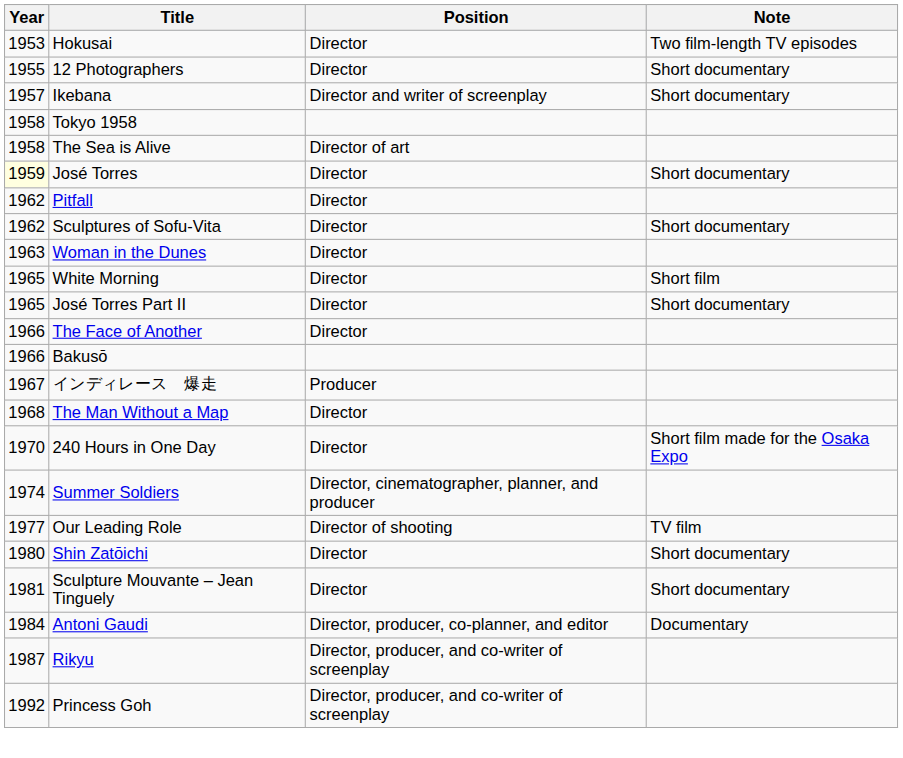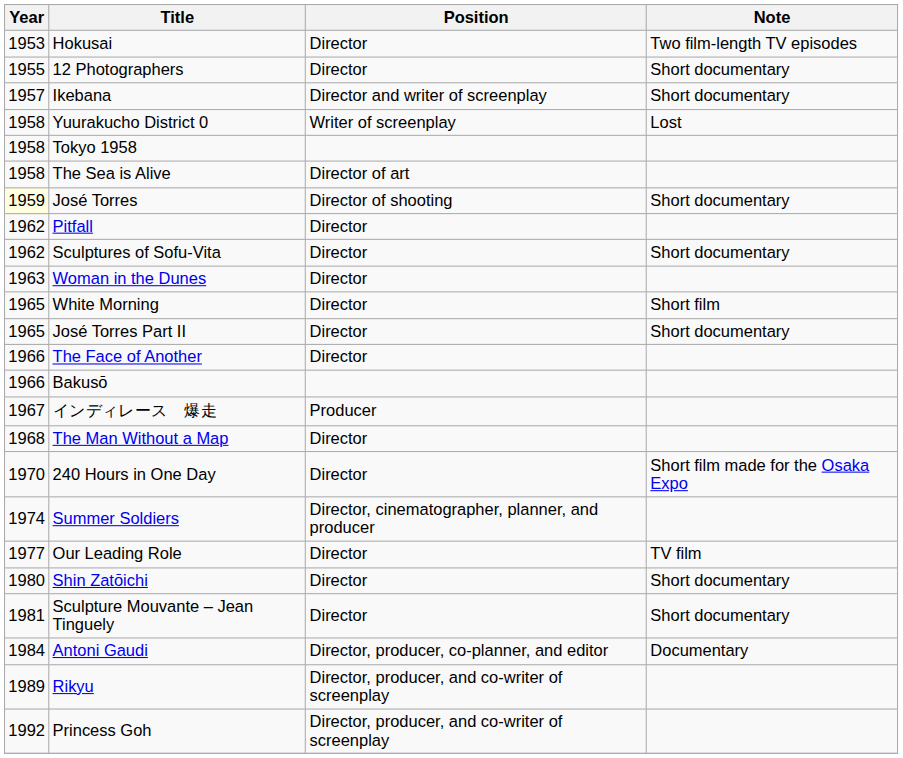+ row: (130, 122)
(338, 174) Director -> (381, 200) Director of shooting
(381, 528) Director of shooting -> (338, 554) Director
(27, 660) 1987 -> (27, 686) 1989
